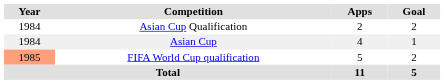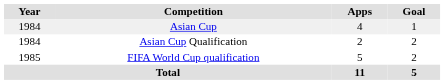rows swapped: (193, 26) <-> (193, 42)
(29, 57) lightsalmon background -> (29, 57) no background
